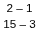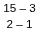rows swapped: (20, 24) <-> (20, 8)
